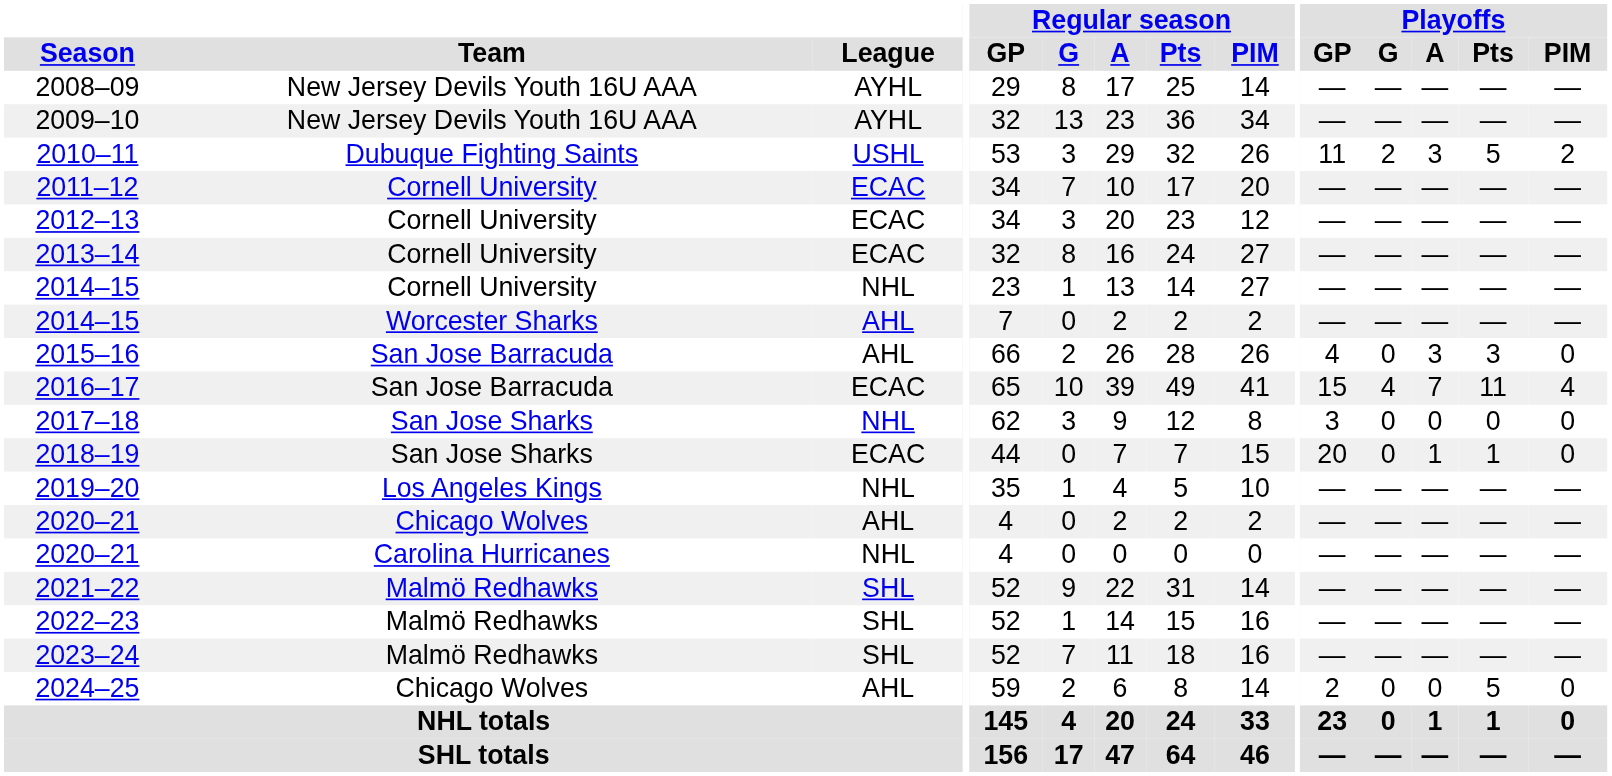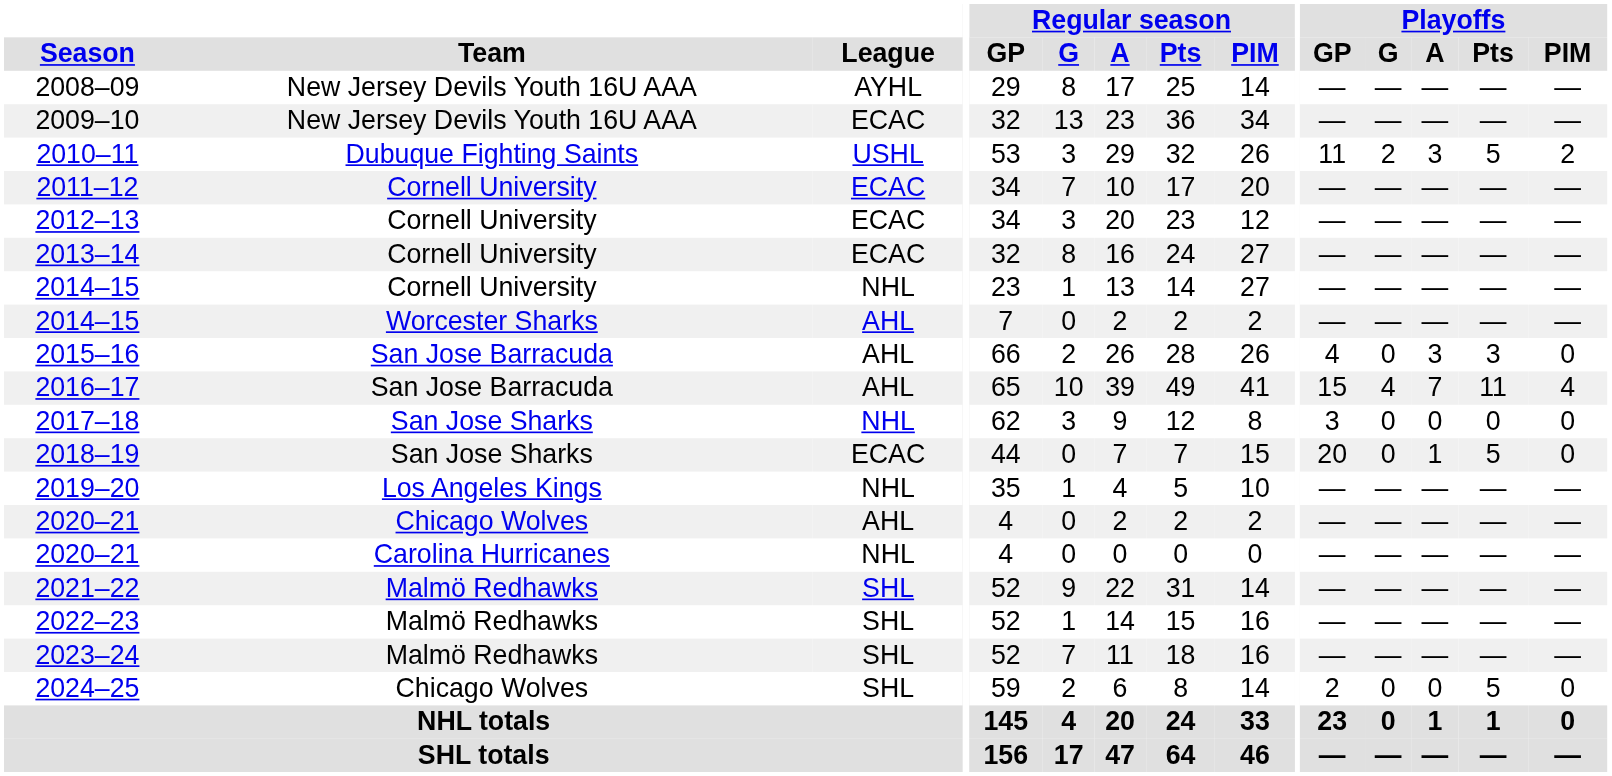(888, 120) AYHL -> (888, 120) ECAC
(888, 387) ECAC -> (888, 387) AHL
(1493, 454) 1 -> (1493, 454) 5
(888, 688) AHL -> (888, 688) SHL
